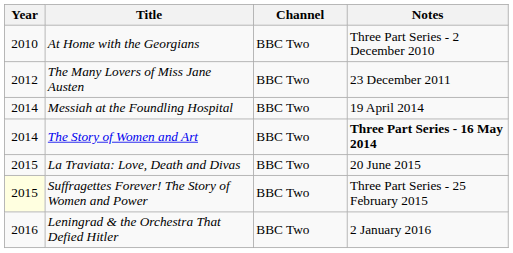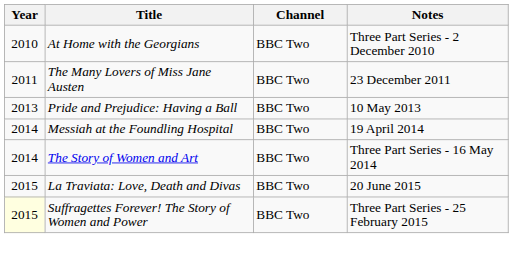(25, 79) 2012 -> (25, 79) 2011
+ row: (143, 108)
(426, 136) bold -> (422, 157) normal
- row: (134, 229)
